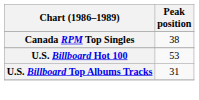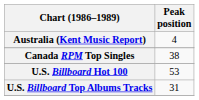+ row: (80, 39)
